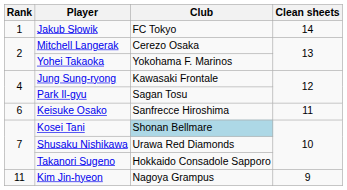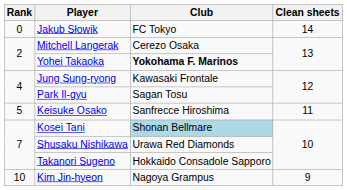(19, 29) 1 -> (19, 29) 0
(182, 62) normal -> (185, 62) bold
(19, 111) 6 -> (19, 111) 5
(19, 177) 11 -> (19, 177) 10
